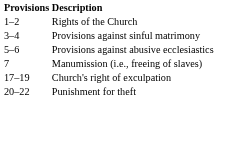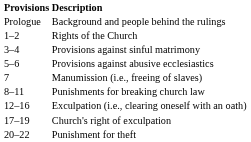+ row: (139, 21)
+ row: (128, 92)
+ row: (149, 106)
